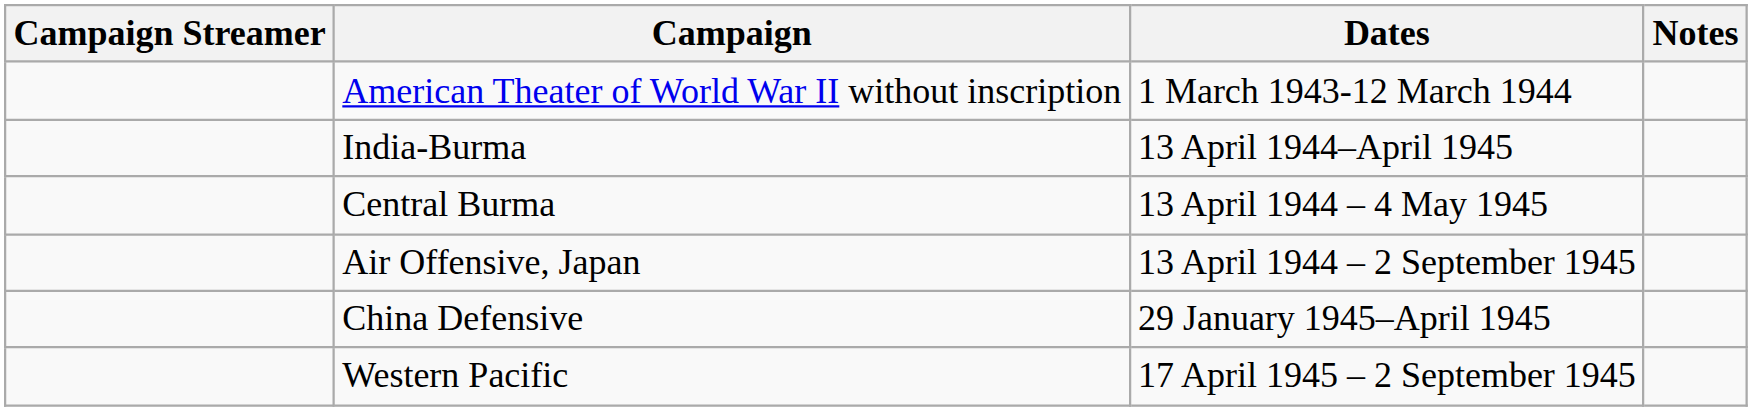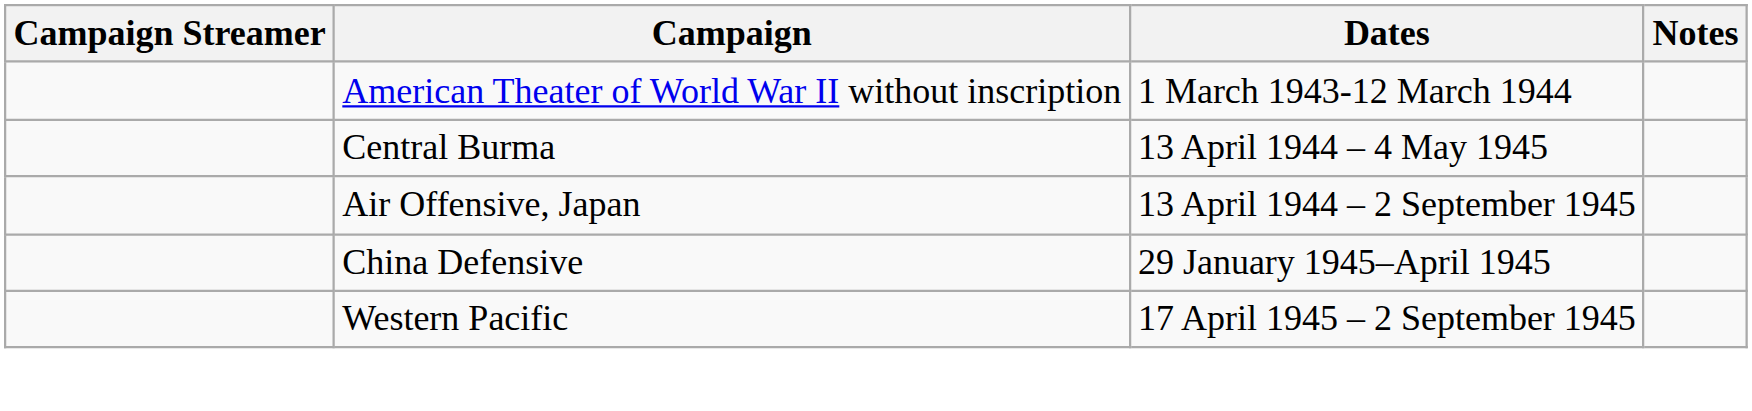- row: (434, 147)
